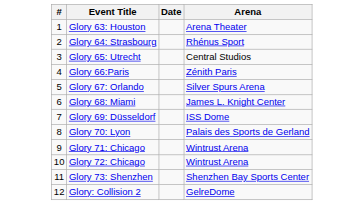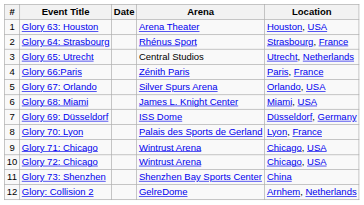+ column: (312, 12)
